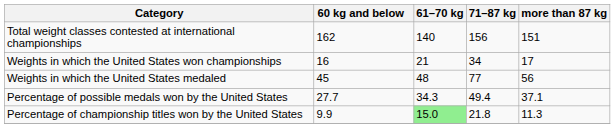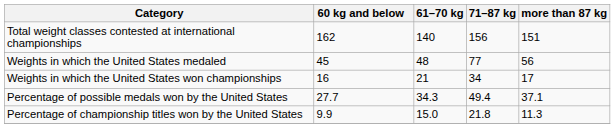rows swapped: (116, 79) <-> (144, 61)
(427, 114) lightgreen background -> (427, 114) no background
